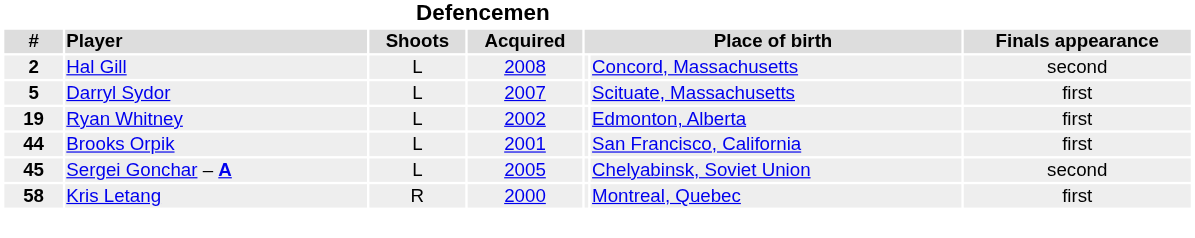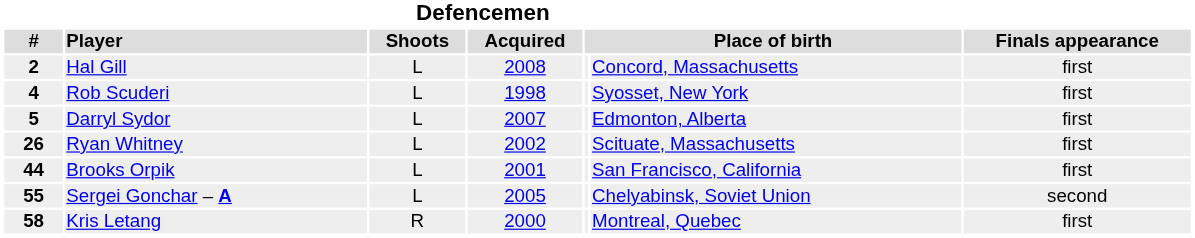(1077, 67) second -> (1077, 67) first
+ row: (118, 92)
(694, 92) Scituate, Massachusetts -> (669, 118) Edmonton, Alberta
(34, 118) 19 -> (34, 144) 26
(669, 118) Edmonton, Alberta -> (694, 144) Scituate, Massachusetts
(34, 170) 45 -> (34, 195) 55
